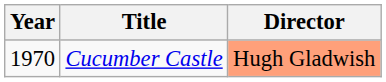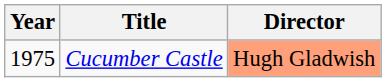(32, 58) 1970 -> (32, 58) 1975
